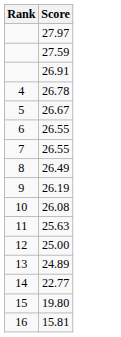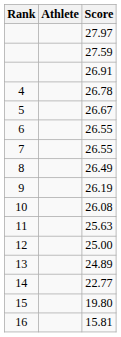+ column: (60, 14)
